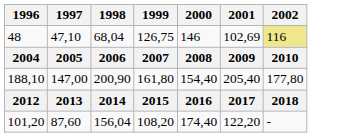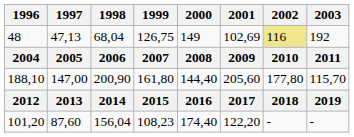+ column: (328, 15)
(66, 36) 47,10 -> (66, 36) 47,13
(190, 36) 146 -> (190, 36) 149
(199, 79) 154,40 -> (199, 79) 144,40
(242, 79) 205,40 -> (242, 79) 205,60
(155, 121) 108,20 -> (155, 121) 108,23
